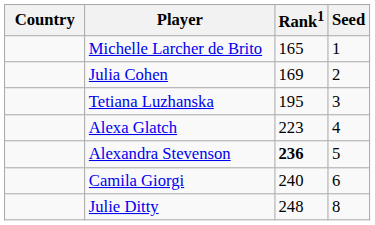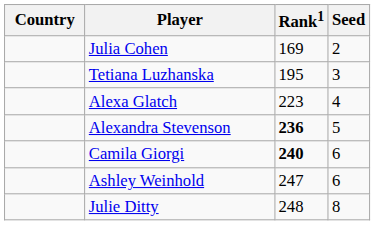- row: (175, 48)
(291, 180) normal -> (291, 154) bold
+ row: (146, 180)
